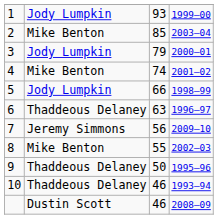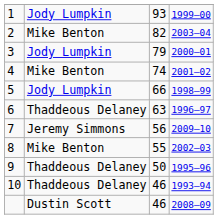(159, 33) 85 -> (159, 33) 82
